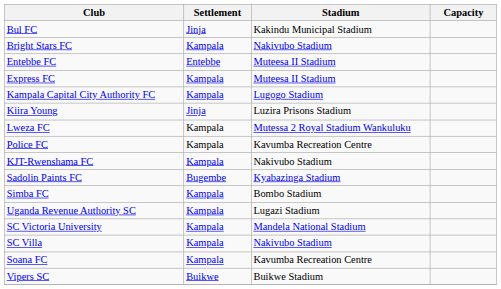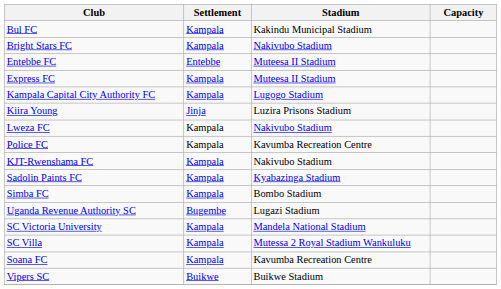(196, 29) Jinja -> (205, 29) Kampala
(332, 128) Mutessa 2 Royal Stadium Wankuluku -> (293, 128) Nakivubo Stadium
(206, 177) Bugembe -> (205, 177) Kampala
(205, 210) Kampala -> (206, 210) Bugembe
(293, 243) Nakivubo Stadium -> (332, 243) Mutessa 2 Royal Stadium Wankuluku
